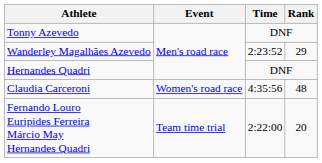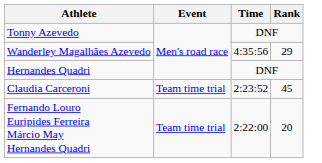(265, 51) 2:23:52 -> (251, 51) 4:35:56
(199, 89) Women's road race -> (191, 89) Team time trial
(265, 89) 4:35:56 -> (251, 89) 2:23:52
(301, 89) 48 -> (287, 89) 45
